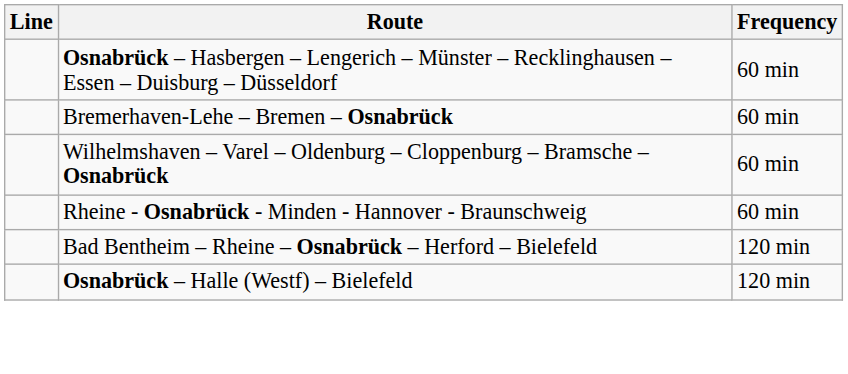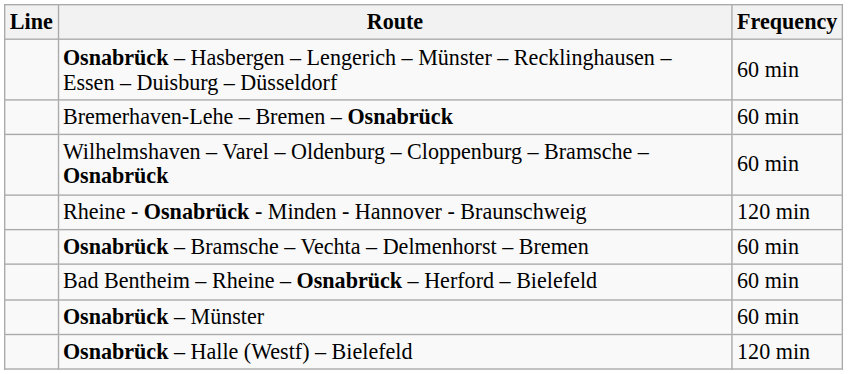(768, 211) 60 min -> (774, 211) 120 min
+ row: (326, 246)
(774, 246) 120 min -> (768, 281) 60 min
+ row: (164, 316)
